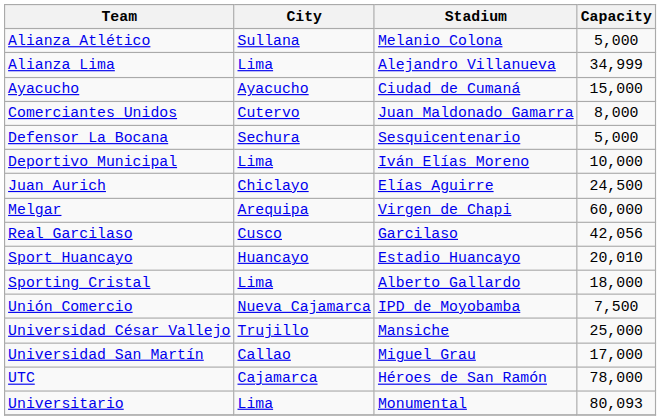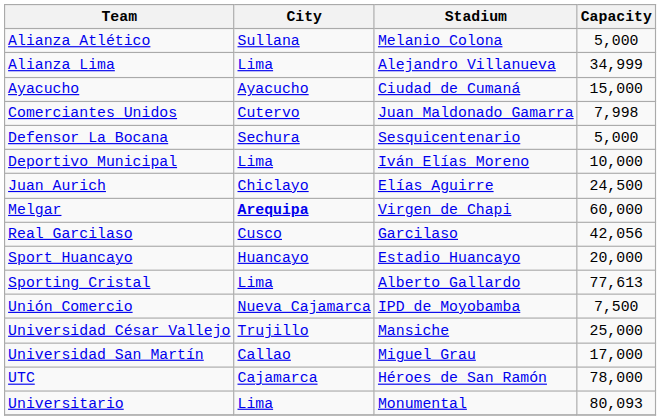(616, 113) 8,000 -> (616, 113) 7,998
(273, 210) normal -> (273, 210) bold
(616, 258) 20,010 -> (616, 258) 20,000
(616, 282) 18,000 -> (616, 282) 77,613
